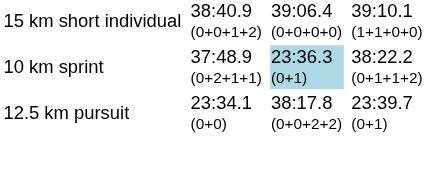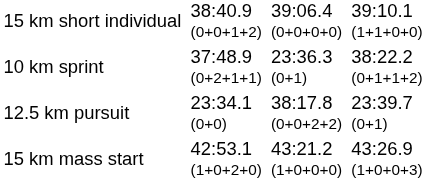(302, 67) lightblue background -> (302, 67) no background
+ row: (73, 159)
